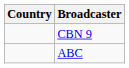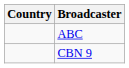rows swapped: (75, 33) <-> (70, 53)
